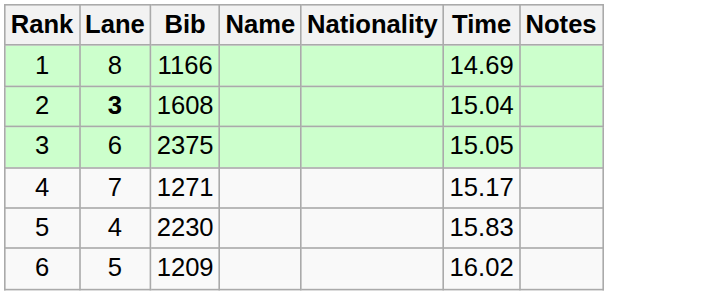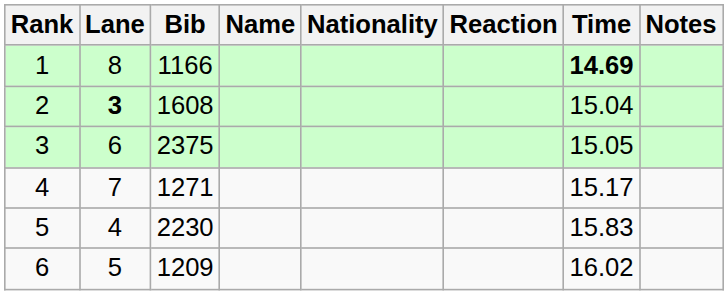+ column: (504, 24)
(482, 65) normal -> (602, 65) bold
